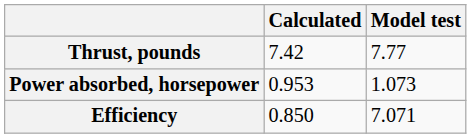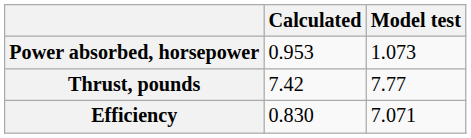rows swapped: (134, 84) <-> (134, 52)
(291, 116) 0.850 -> (291, 116) 0.830
